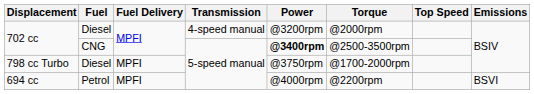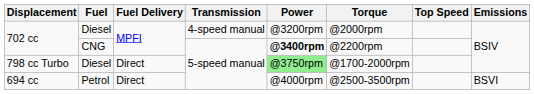(369, 47) @2500-3500rpm -> (356, 47) @2200rpm
(129, 64) MPFI -> (130, 64) Direct
(296, 64) no background -> (296, 64) lightgreen background
(129, 81) MPFI -> (130, 81) Direct
(356, 81) @2200rpm -> (369, 81) @2500-3500rpm
